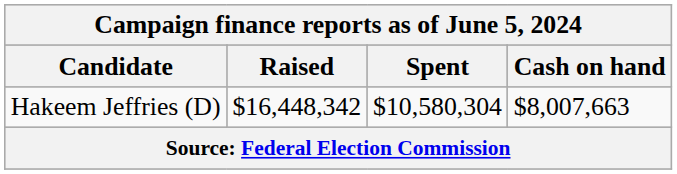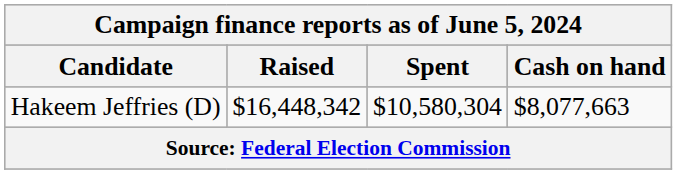(572, 106) $8,007,663 -> (572, 106) $8,077,663
